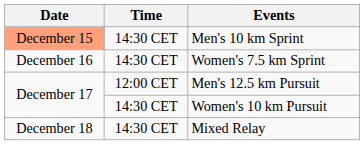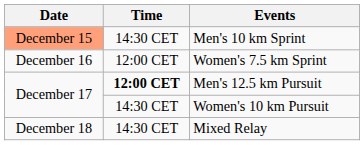(146, 60) 14:30 CET -> (147, 60) 12:00 CET
(146, 83) normal -> (147, 83) bold
